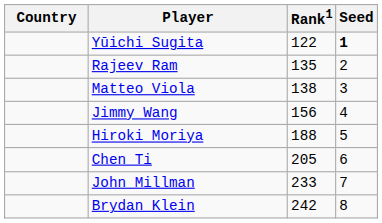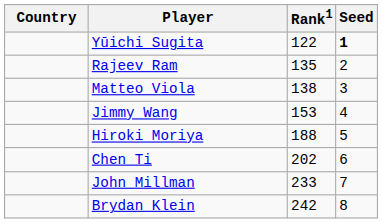(304, 113) 156 -> (304, 113) 153
(304, 160) 205 -> (304, 160) 202
